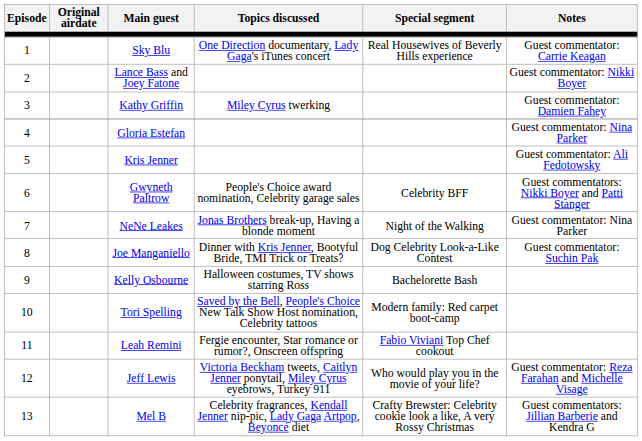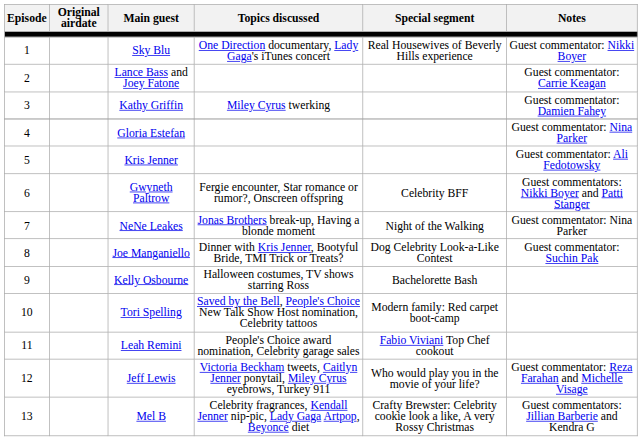(572, 51) Guest commentator: Carrie Keagan -> (572, 51) Guest commentator: Nikki Boyer
(572, 78) Guest commentator: Nikki Boyer -> (572, 78) Guest commentator: Carrie Keagan
(279, 193) People's Choice award nomination, Celebrity garage sales -> (278, 193) Fergie encounter, Star romance or rumor?, Onscreen offspring
(278, 345) Fergie encounter, Star romance or rumor?, Onscreen offspring -> (279, 345) People's Choice award nomination, Celebrity garage sales
